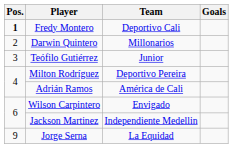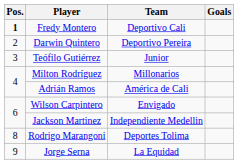(151, 43) Millonarios -> (156, 43) Deportivo Pereira
(151, 74) Deportivo Pereira -> (156, 74) Millonarios
+ row: (67, 136)
